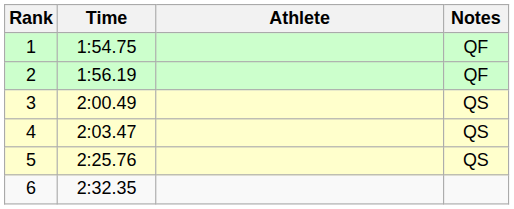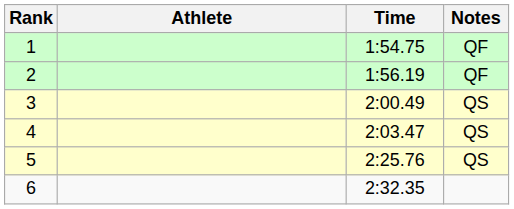columns swapped: (300, 18) <-> (107, 18)
